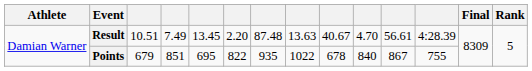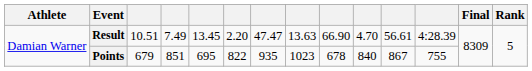(268, 35) 87.48 -> (268, 35) 47.47
(336, 35) 40.67 -> (336, 35) 66.90
(302, 56) 1022 -> (302, 56) 1023
